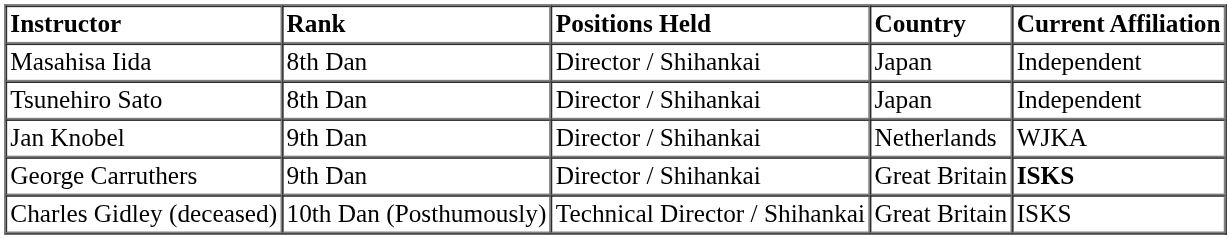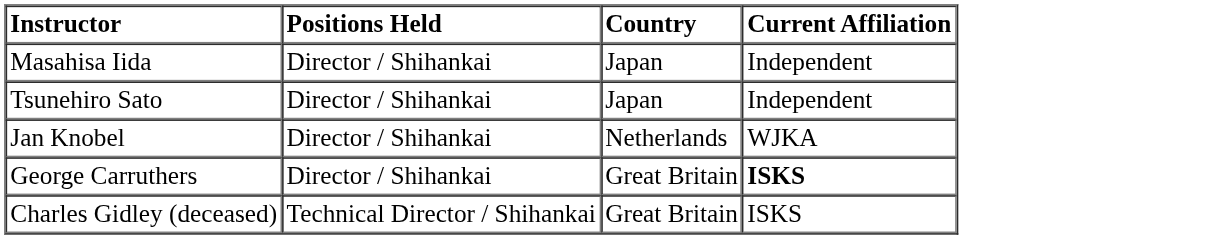- column: (316, 24)
